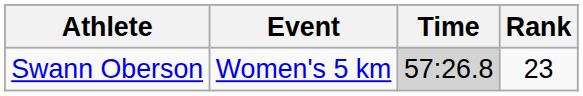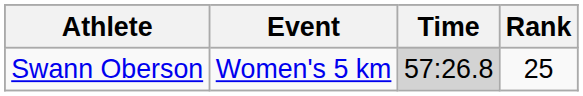(539, 69) 23 -> (539, 69) 25
